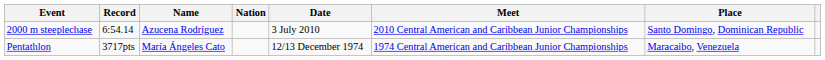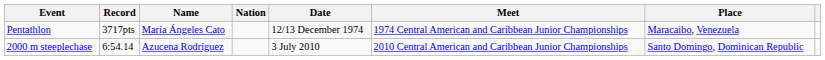rows swapped: (49, 30) <-> (29, 47)
